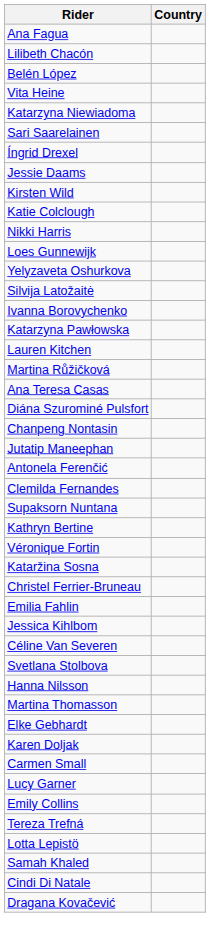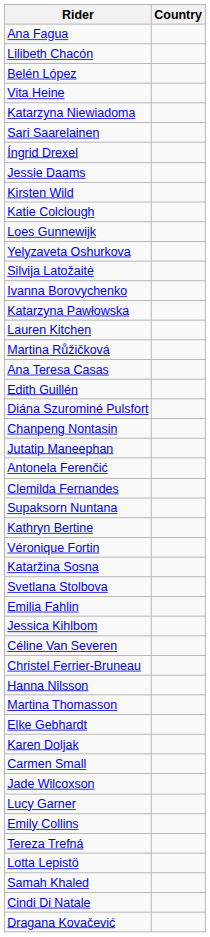- row: (39, 232)
+ row: (43, 389)
rows swapped: (74, 587) <-> (58, 666)
+ row: (51, 784)
